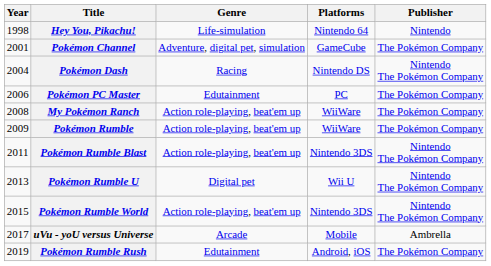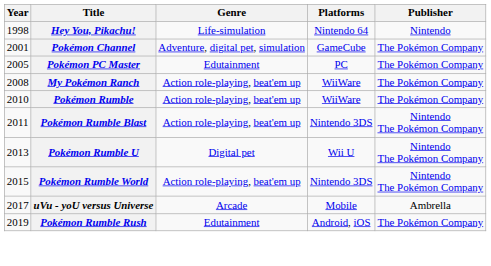- row: (93, 71)
(18, 94) 2006 -> (18, 64) 2005
(18, 128) 2009 -> (18, 99) 2010
